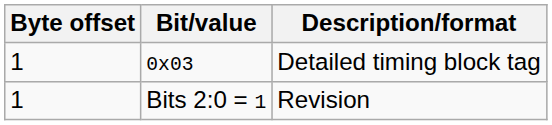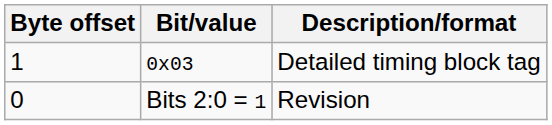(17, 100) 1 -> (17, 100) 0
